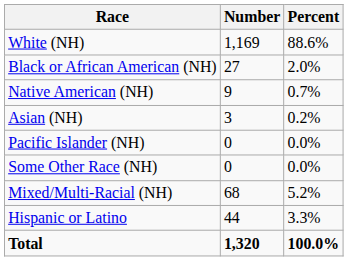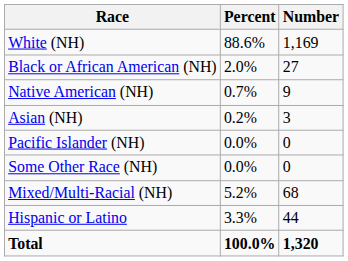columns swapped: (252, 17) <-> (313, 17)
